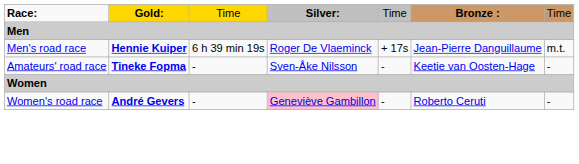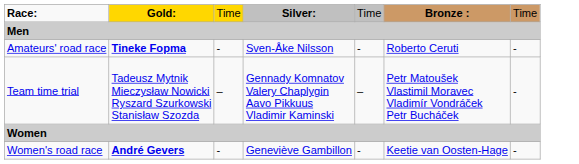- row: (47, 48)
(474, 66) Keetie van Oosten-Hage -> (423, 48) Roberto Ceruti
+ row: (43, 91)
(323, 101) pink background -> (299, 151) no background
(450, 101) Roberto Ceruti -> (447, 151) Keetie van Oosten-Hage
